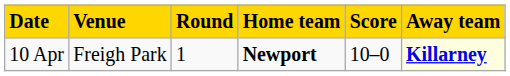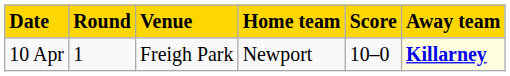columns swapped: (99, 20) <-> (205, 20)
(280, 53) bold -> (277, 53) normal
